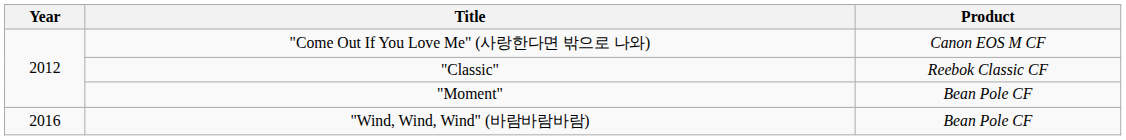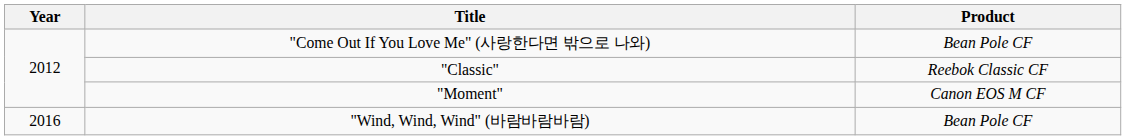(988, 43) Canon EOS M CF -> (988, 43) Bean Pole CF
(988, 94) Bean Pole CF -> (988, 94) Canon EOS M CF
